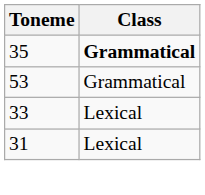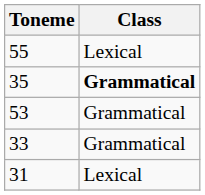+ row: (19, 50)
(113, 112) Lexical -> (134, 143) Grammatical
